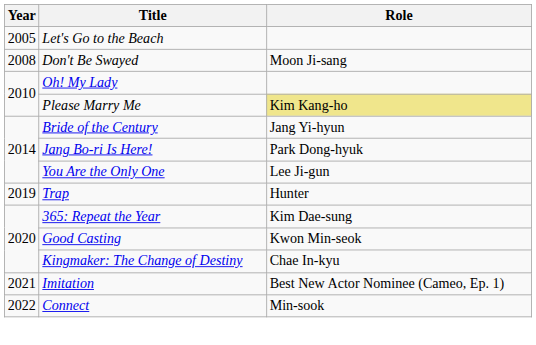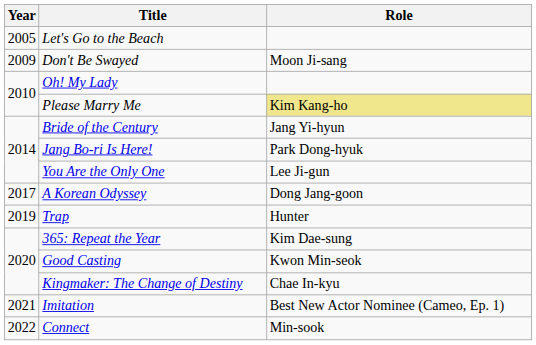(22, 60) 2008 -> (22, 60) 2009
+ row: (94, 194)
